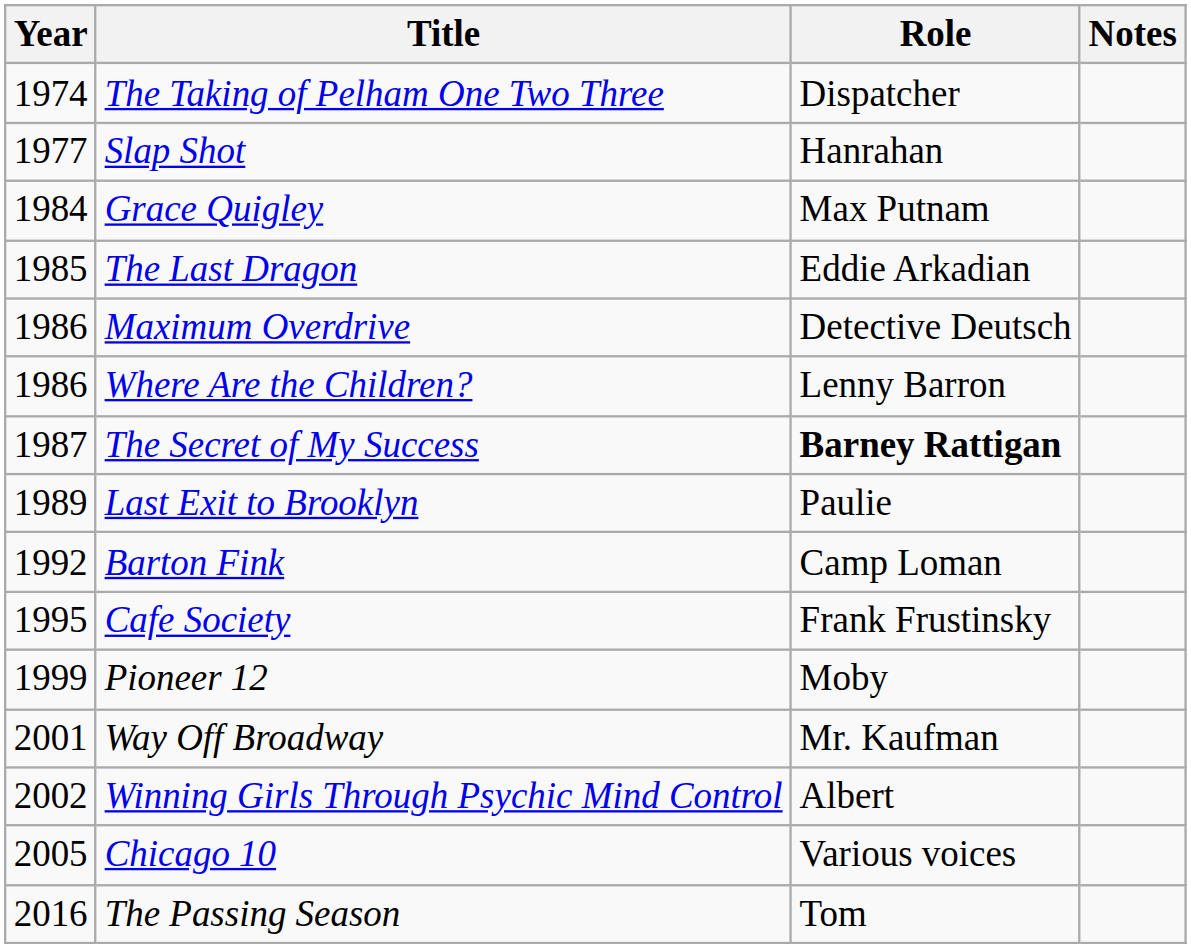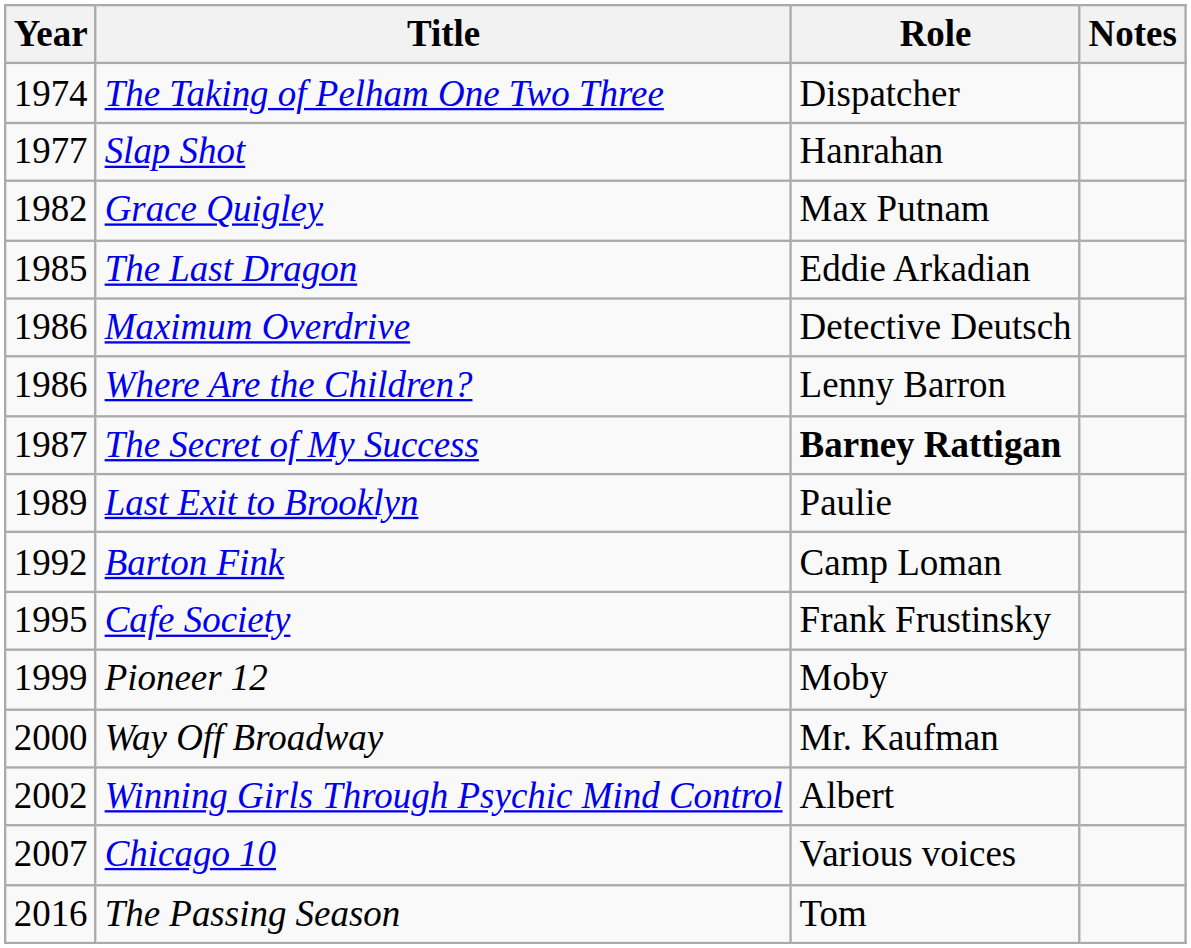(51, 209) 1984 -> (51, 209) 1982
(51, 737) 2001 -> (51, 737) 2000
(51, 854) 2005 -> (51, 854) 2007
